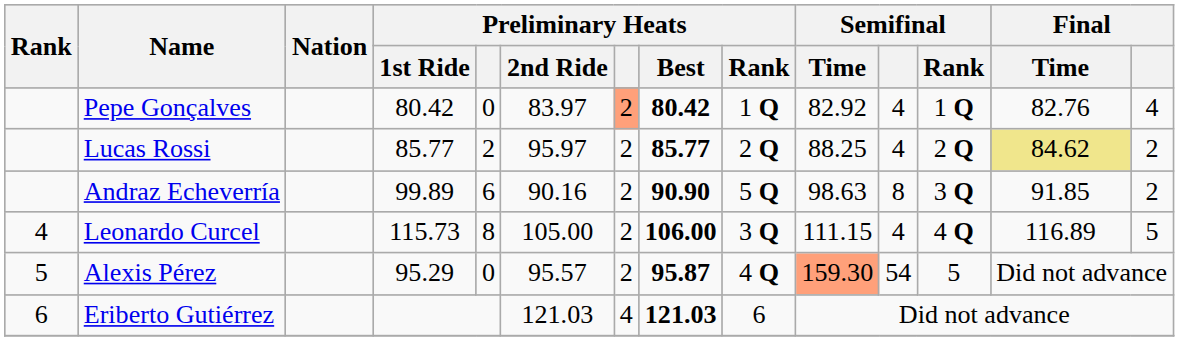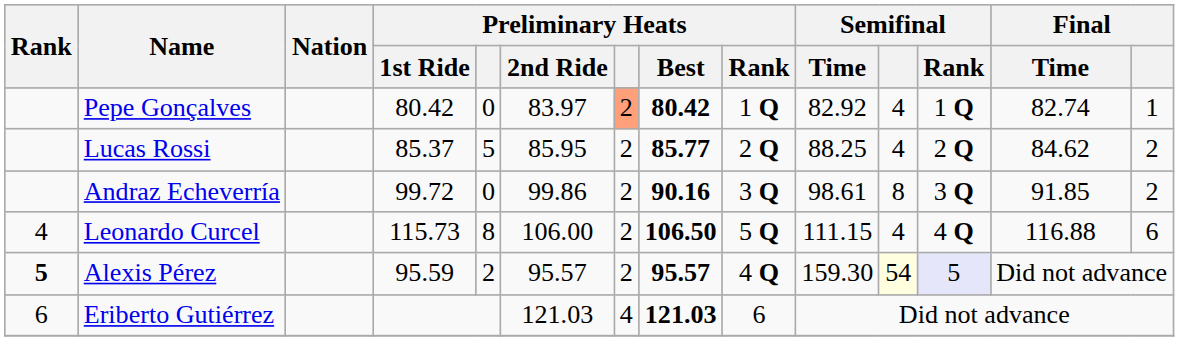(1060, 107) 82.76 -> (1060, 107) 82.74
(1152, 107) 4 -> (1152, 107) 1
(425, 149) 85.77 -> (425, 149) 85.37
(488, 149) 2 -> (488, 149) 5
(557, 149) 95.97 -> (557, 149) 85.95
(1060, 149) khaki background -> (1060, 149) no background
(425, 190) 99.89 -> (425, 190) 99.72
(488, 190) 6 -> (488, 190) 0
(557, 190) 90.16 -> (557, 190) 99.86
(681, 190) 90.90 -> (681, 190) 90.16
(759, 190) 5 Q -> (759, 190) 3 Q
(837, 190) 98.63 -> (837, 190) 98.61
(557, 231) 105.00 -> (557, 231) 106.00
(681, 231) 106.00 -> (681, 231) 106.50
(759, 231) 3 Q -> (759, 231) 5 Q
(1060, 231) 116.89 -> (1060, 231) 116.88
(1152, 231) 5 -> (1152, 231) 6
(41, 273) normal -> (41, 273) bold
(425, 273) 95.29 -> (425, 273) 95.59
(488, 273) 0 -> (488, 273) 2
(681, 273) 95.87 -> (681, 273) 95.57
(837, 273) lightsalmon background -> (837, 273) no background
(898, 273) no background -> (898, 273) lightyellow background
(954, 273) no background -> (954, 273) lavender background
